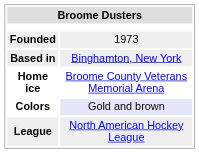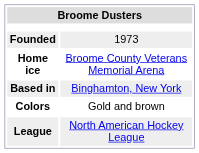rows swapped: (33, 82) <-> (33, 58)
(126, 107) lavender background -> (126, 107) no background
